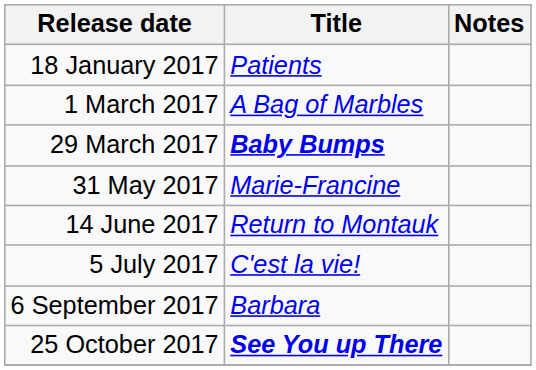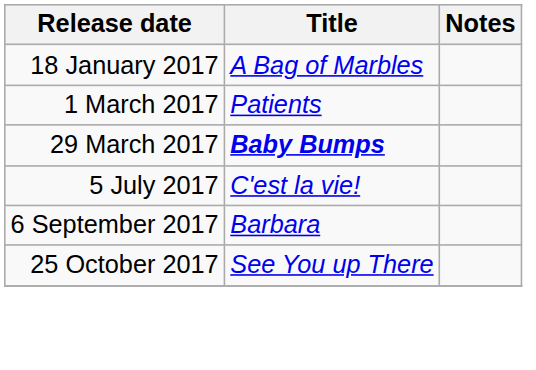(276, 64) Patients -> (327, 64) A Bag of Marbles
(327, 104) A Bag of Marbles -> (276, 104) Patients
- row: (146, 184)
- row: (142, 225)
(336, 345) bold -> (332, 265) normal
